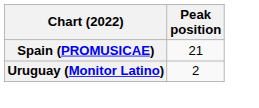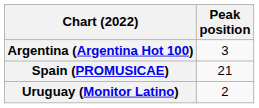+ row: (100, 50)
